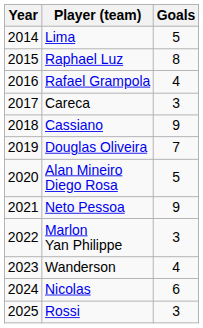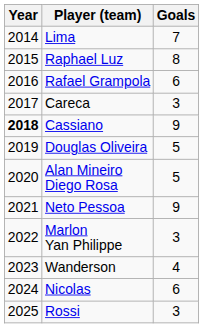(176, 37) 5 -> (176, 37) 7
(176, 81) 4 -> (176, 81) 6
(23, 125) normal -> (23, 125) bold
(176, 147) 7 -> (176, 147) 5
